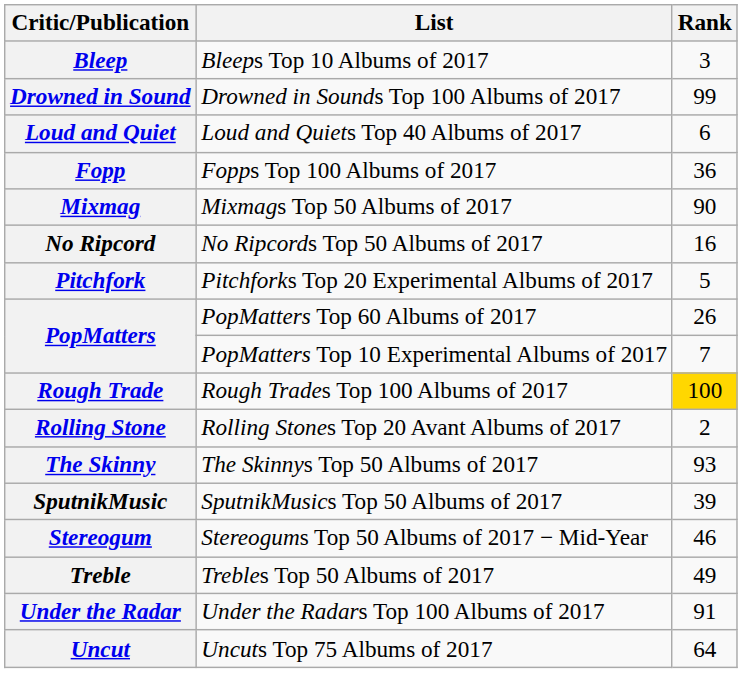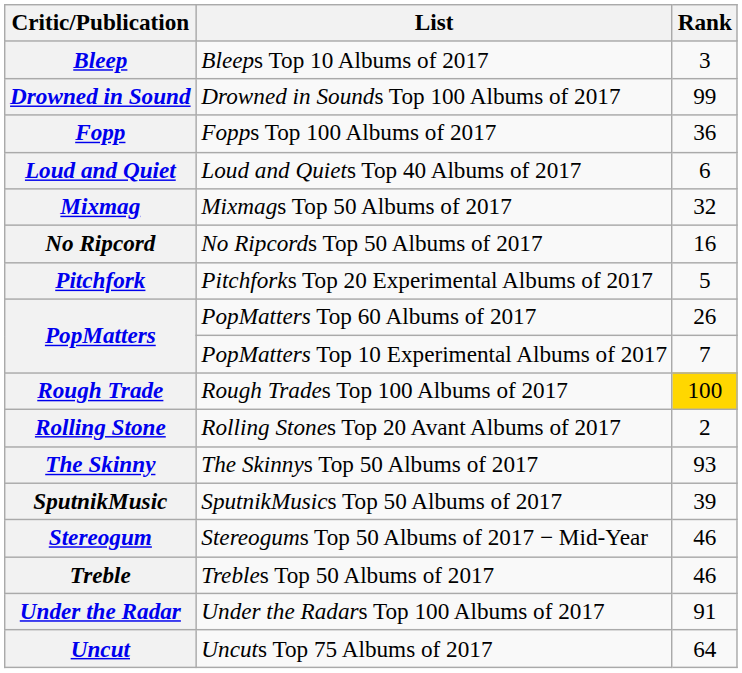rows swapped: (100, 170) <-> (100, 133)
(705, 206) 90 -> (705, 206) 32
(705, 574) 49 -> (705, 574) 46
